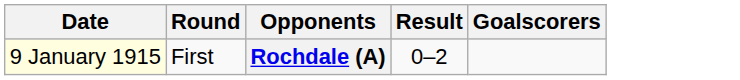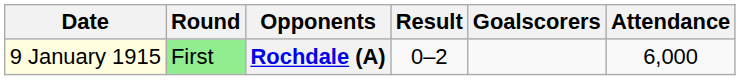+ column: (671, 21)
(192, 56) no background -> (192, 56) lightgreen background
